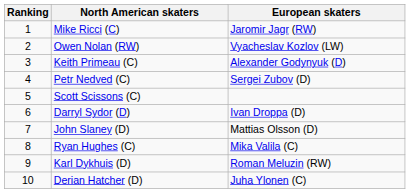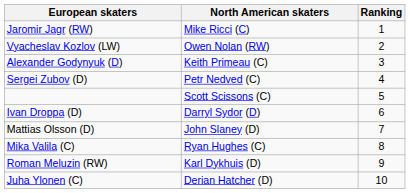columns swapped: (28, 12) <-> (316, 12)
